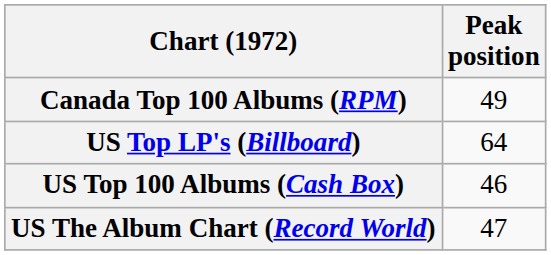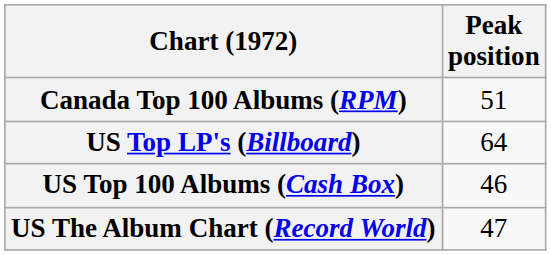(494, 99) 49 -> (494, 99) 51
